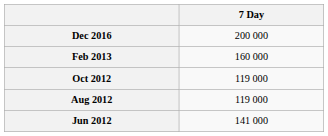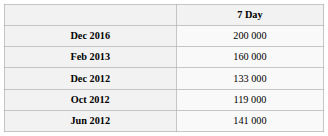+ row: (90, 78)
- row: (92, 99)
